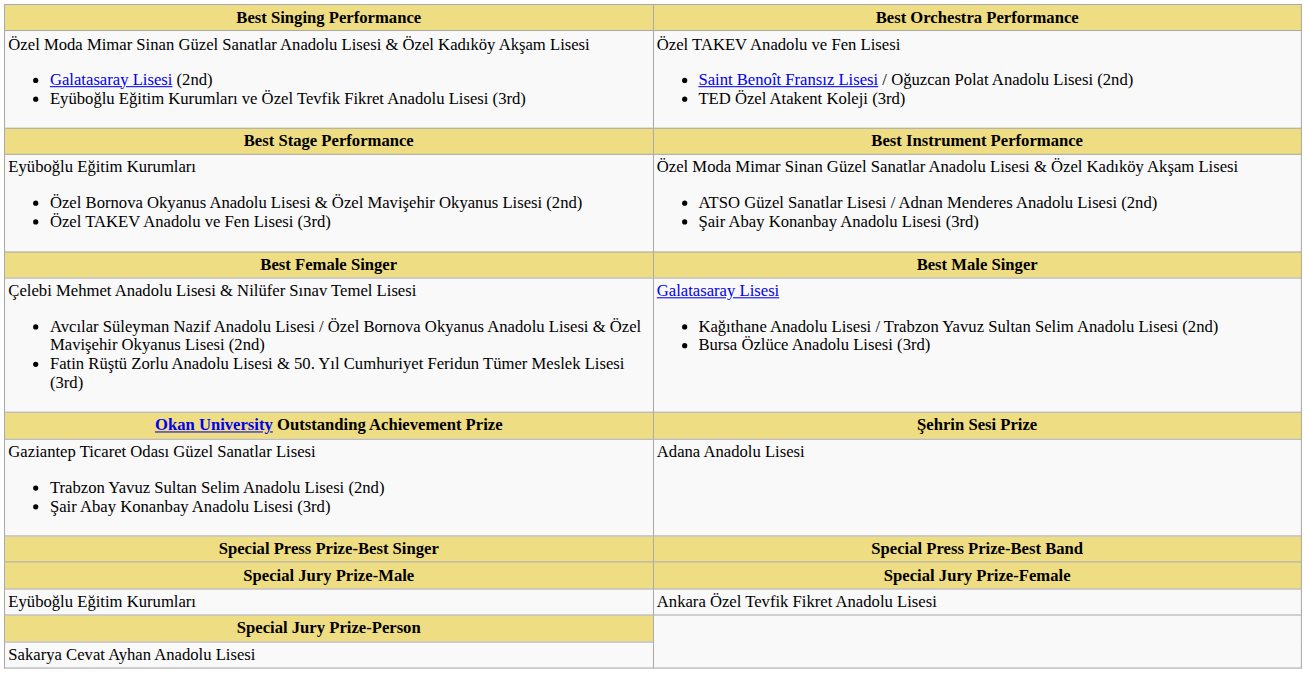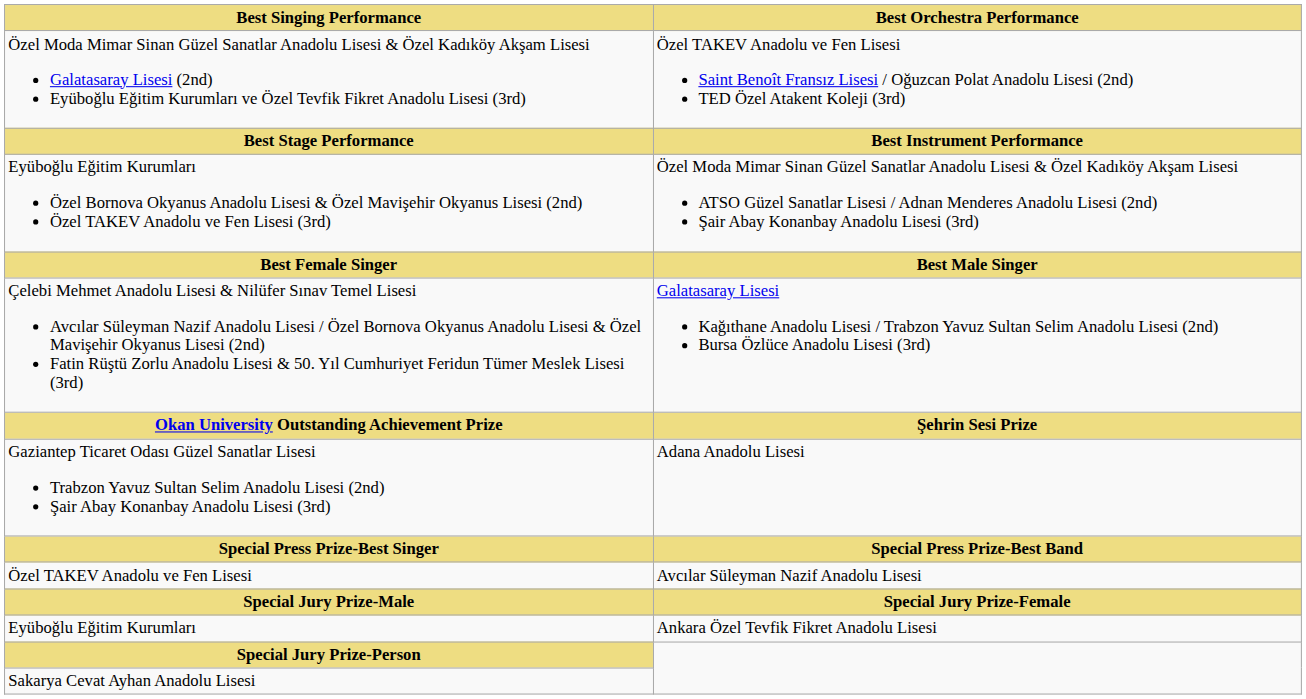+ row: (130, 575)
